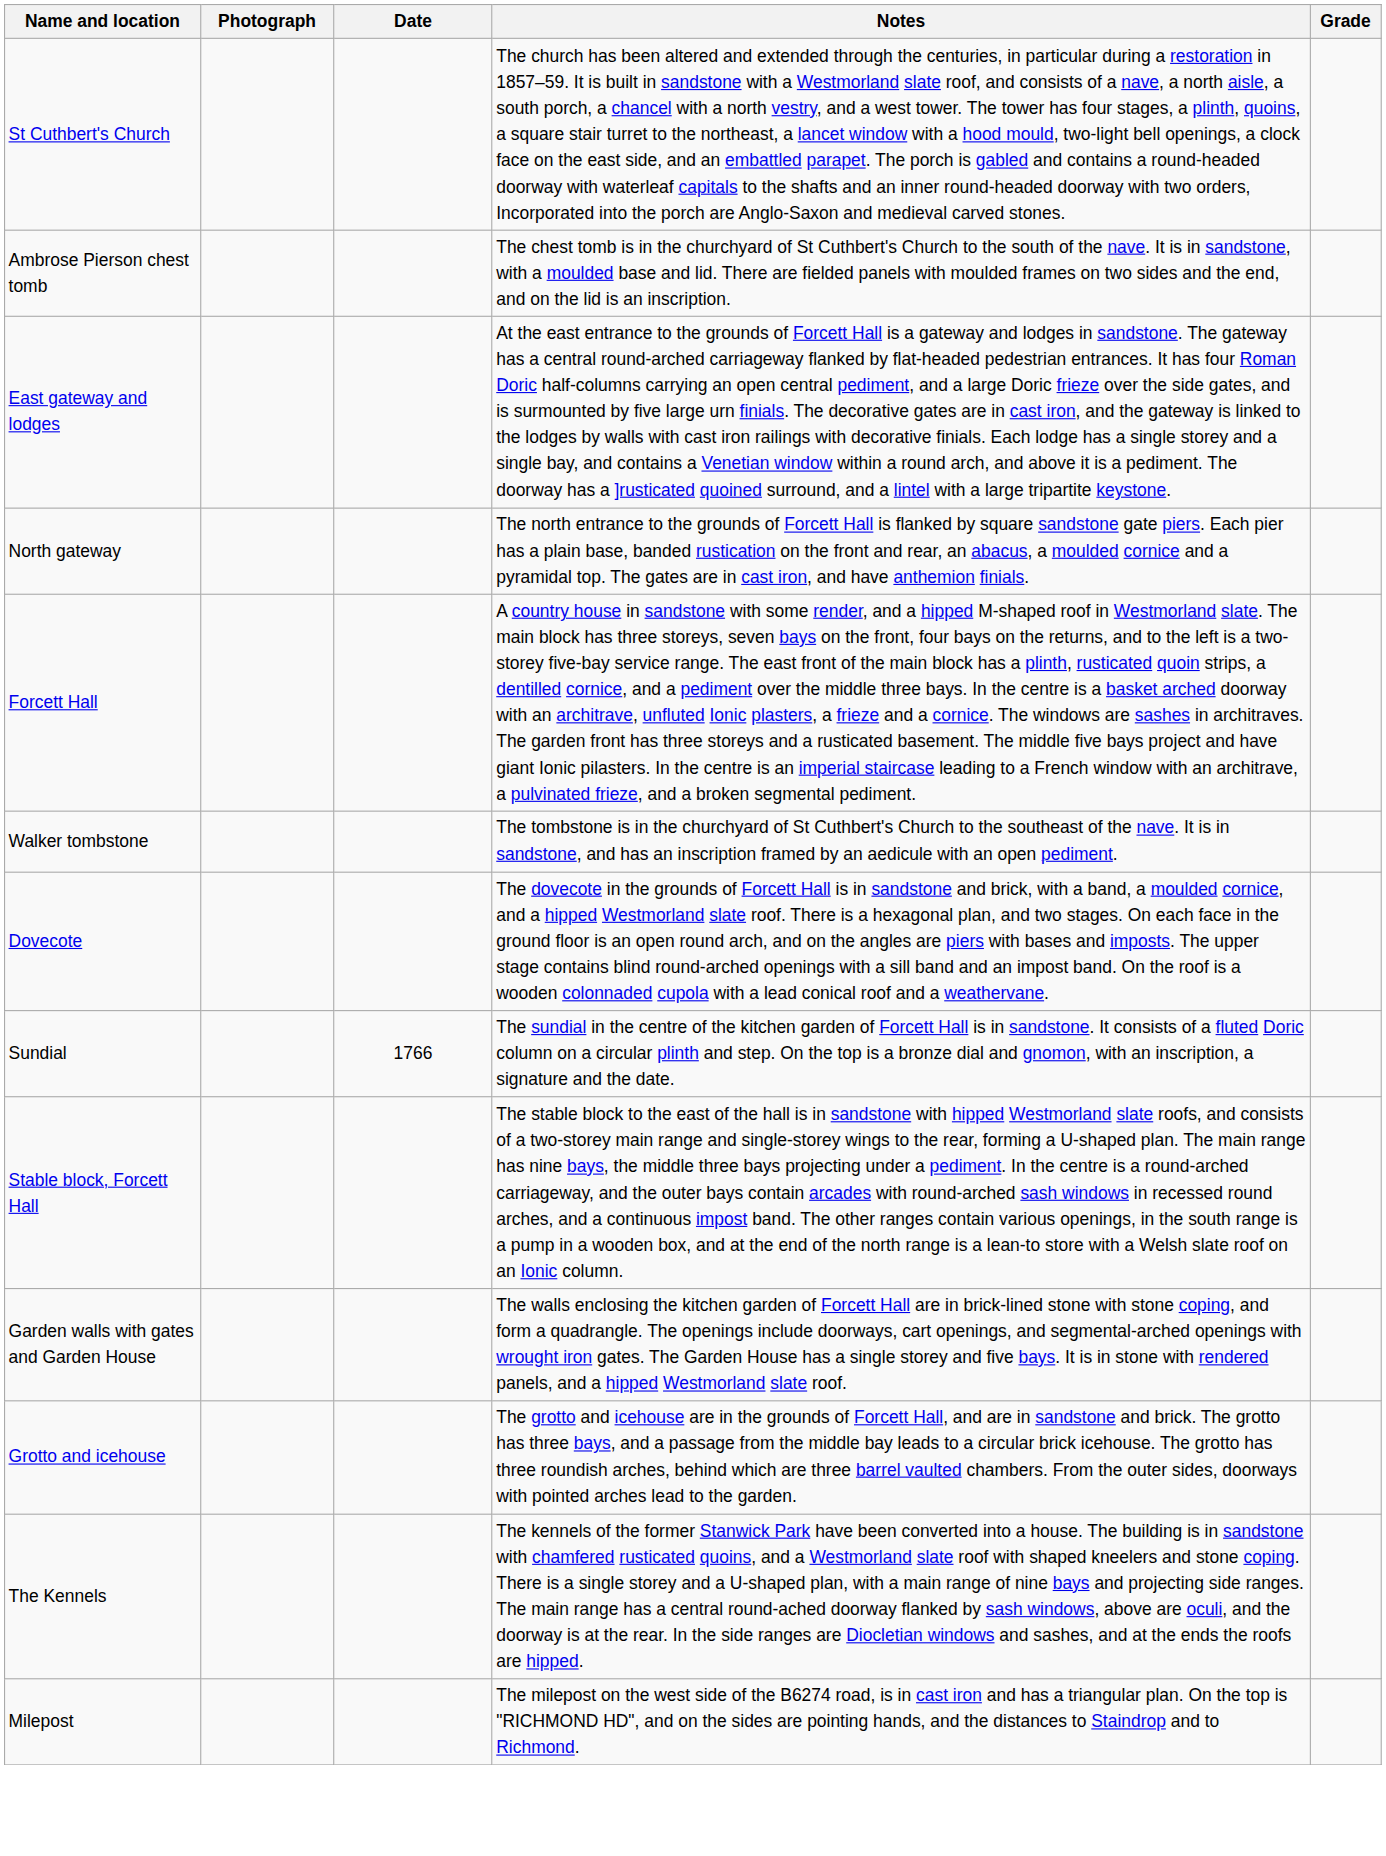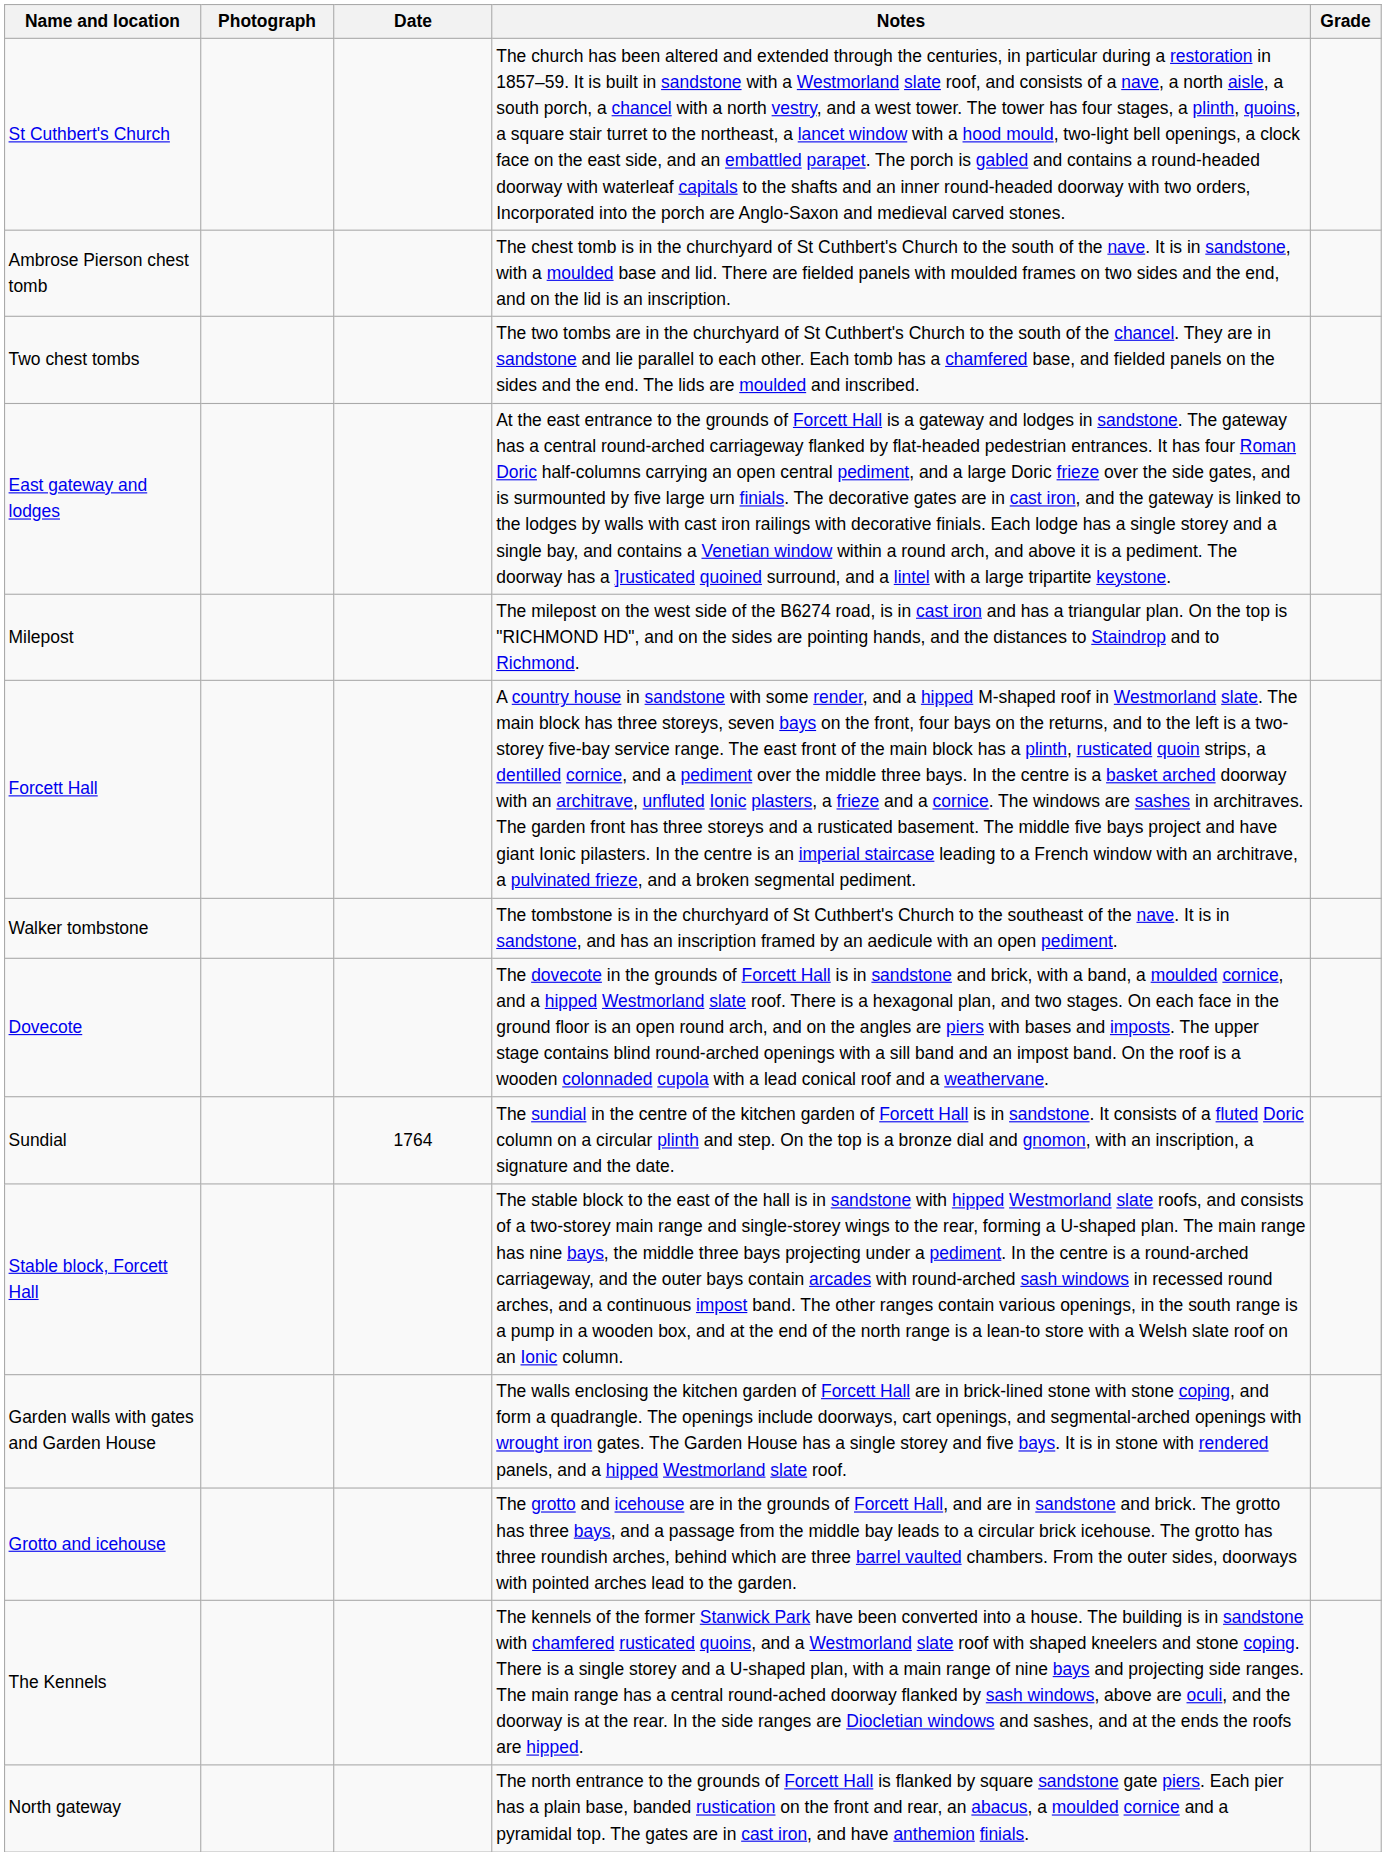+ row: (74, 359)
rows swapped: (65, 550) <-> (41, 1721)
(413, 1053) 1766 -> (413, 1140) 1764
